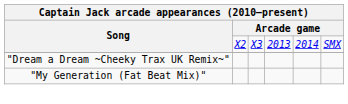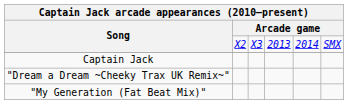+ row: (118, 60)
